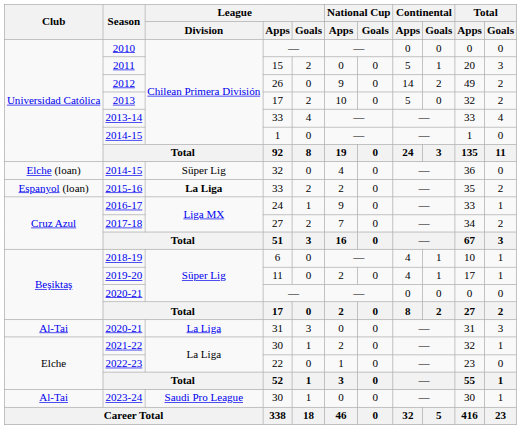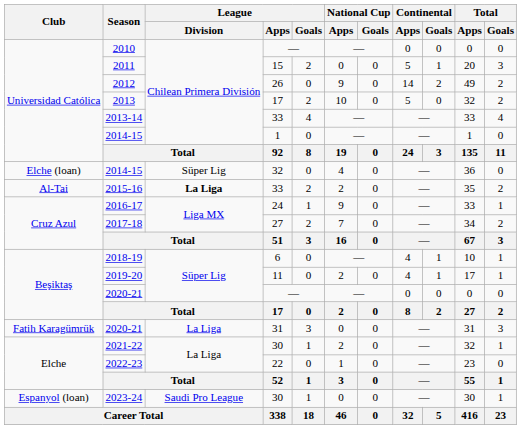(54, 188) Espanyol (loan) -> (54, 188) Al-Tai
(54, 328) Al-Tai -> (54, 328) Fatih Karagümrük
(54, 398) Al-Tai -> (54, 398) Espanyol (loan)
